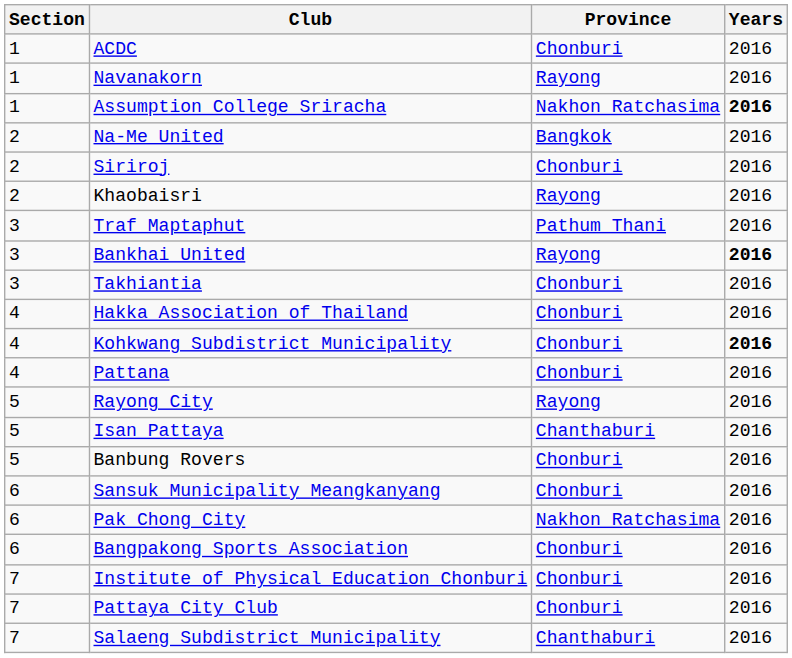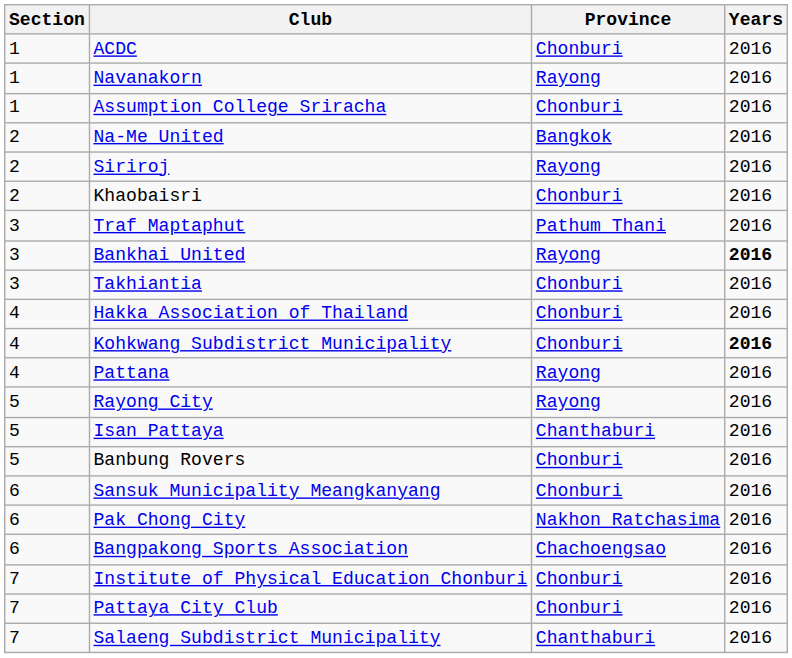(628, 108) Nakhon Ratchasima -> (579, 108) Chonburi
(751, 108) bold -> (751, 108) normal
(579, 167) Chonburi -> (568, 167) Rayong
(568, 196) Rayong -> (579, 196) Chonburi
(579, 373) Chonburi -> (568, 373) Rayong
(579, 550) Chonburi -> (601, 550) Chachoengsao
